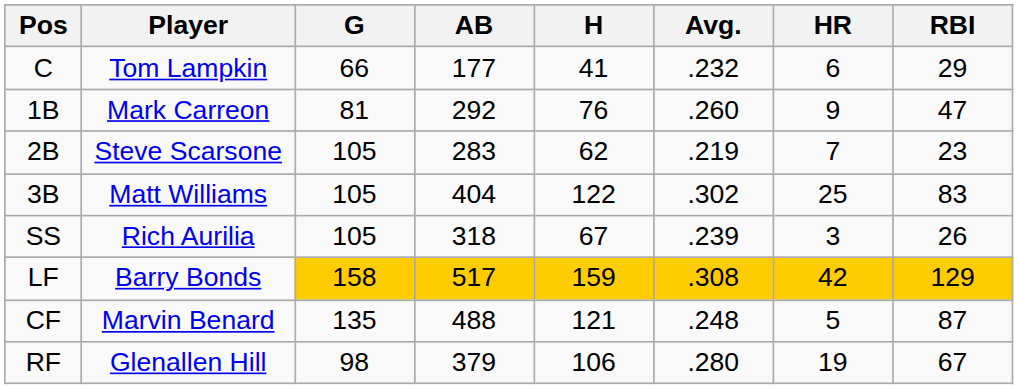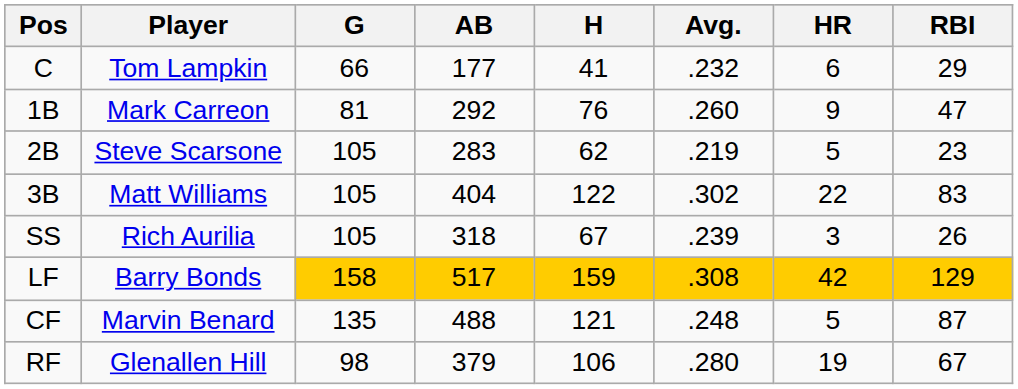(833, 151) 7 -> (833, 151) 5
(833, 194) 25 -> (833, 194) 22
